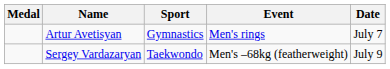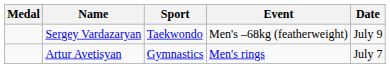rows swapped: (83, 34) <-> (93, 54)
